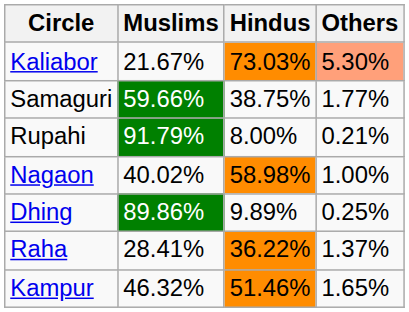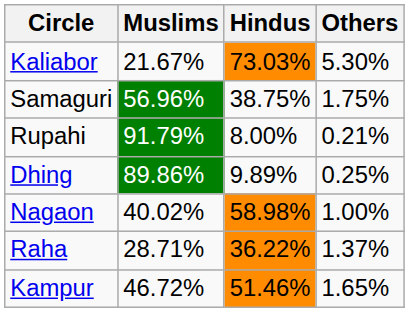(355, 61) lightsalmon background -> (355, 61) no background
(164, 99) 59.66% -> (164, 99) 56.96%
(355, 99) 1.77% -> (355, 99) 1.75%
rows swapped: (41, 212) <-> (52, 174)
(164, 250) 28.41% -> (164, 250) 28.71%
(164, 288) 46.32% -> (164, 288) 46.72%
